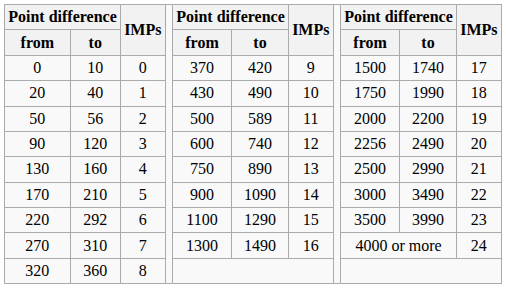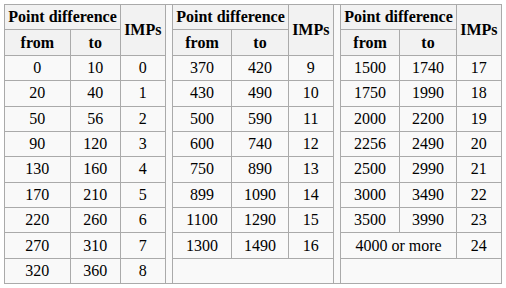(260, 118) 589 -> (260, 118) 590
(202, 194) 900 -> (202, 194) 899
(95, 220) 292 -> (95, 220) 260
